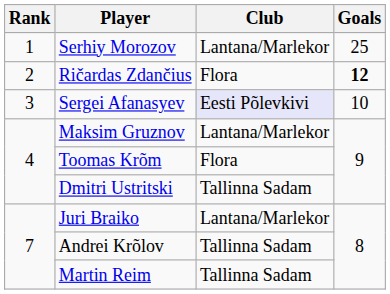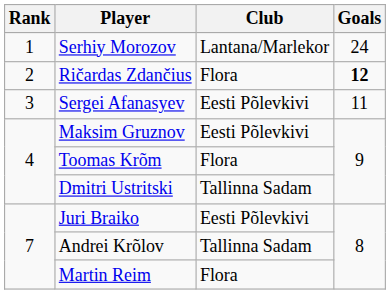(359, 47) 25 -> (359, 47) 24
(254, 103) lavender background -> (254, 103) no background
(359, 103) 10 -> (359, 103) 11
(265, 132) Lantana/Marlekor -> (254, 132) Eesti Põlevkivi
(265, 217) Lantana/Marlekor -> (254, 217) Eesti Põlevkivi
(256, 274) Tallinna Sadam -> (219, 274) Flora
